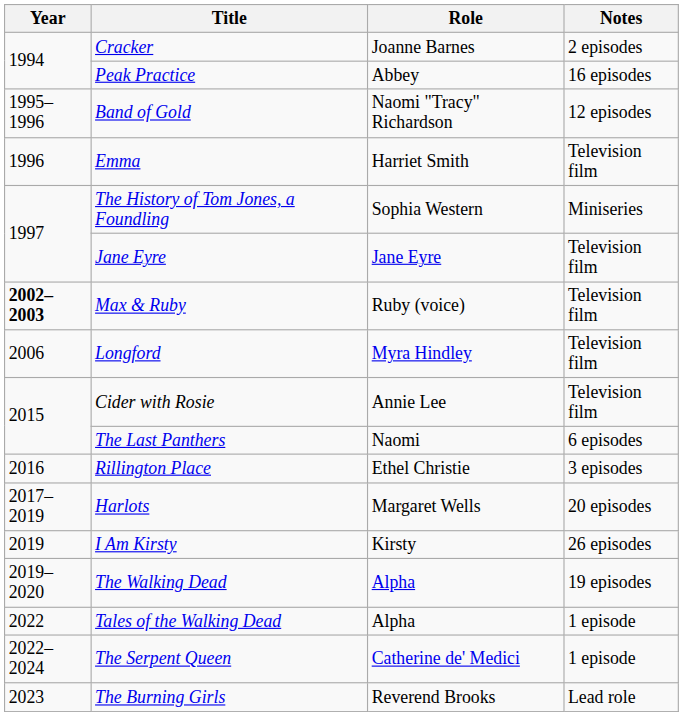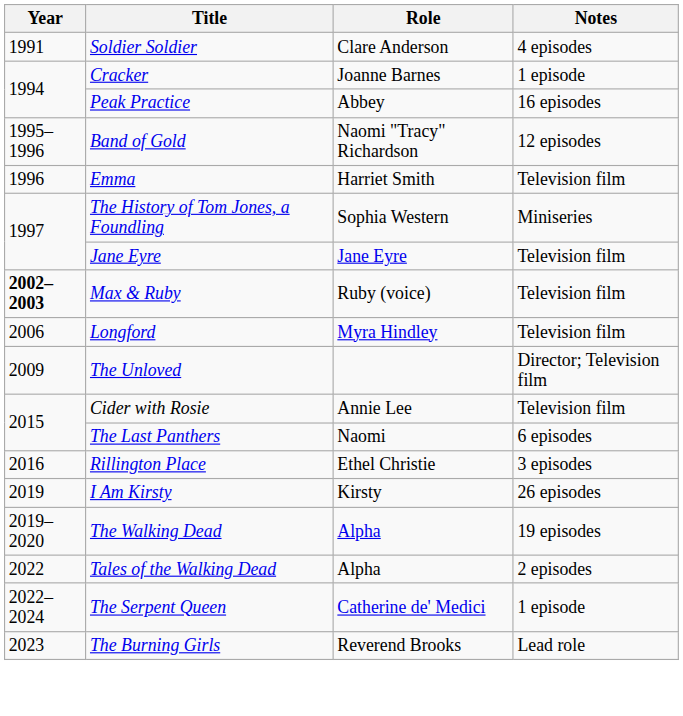+ row: (143, 46)
(605, 46) 2 episodes -> (551, 74) 1 episode
+ row: (136, 370)
- row: (122, 506)
(602, 620) 1 episode -> (555, 569) 2 episodes
